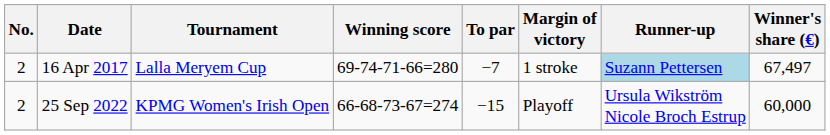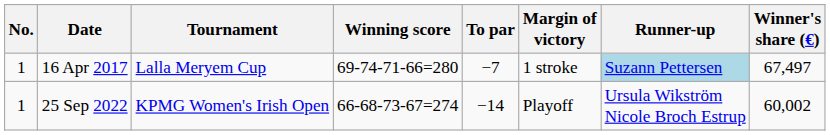(21, 67) 2 -> (21, 67) 1
(21, 105) 2 -> (21, 105) 1
(491, 105) −15 -> (491, 105) −14
(787, 105) 60,000 -> (787, 105) 60,002
